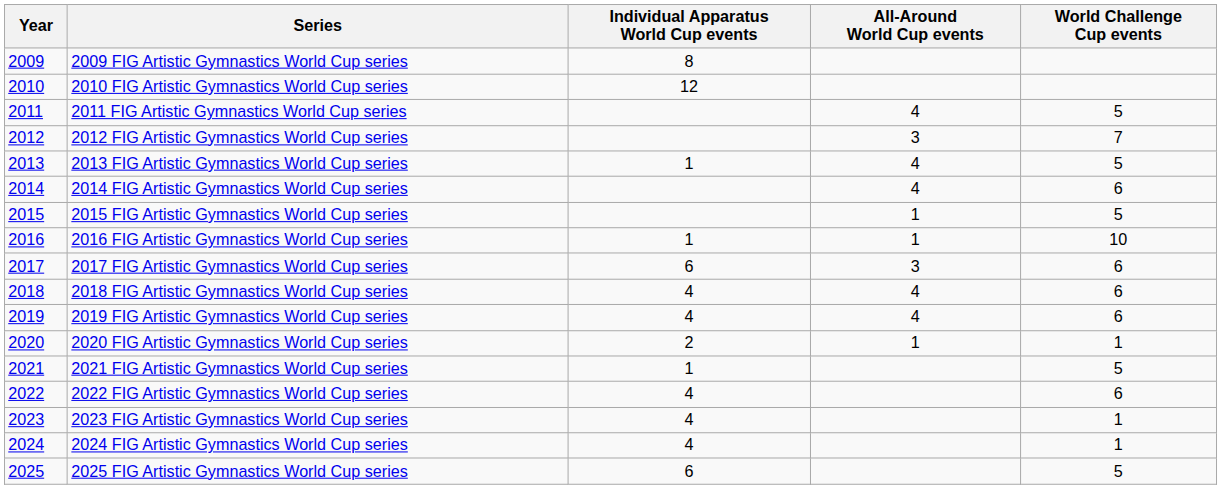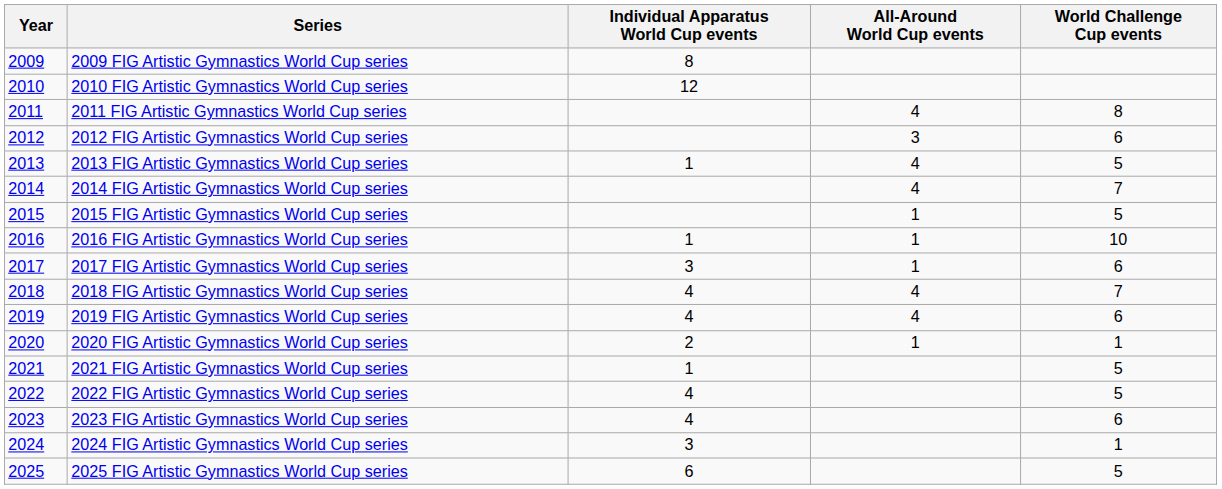(1118, 112) 5 -> (1118, 112) 8
(1118, 138) 7 -> (1118, 138) 6
(1118, 189) 6 -> (1118, 189) 7
(689, 266) 6 -> (689, 266) 3
(915, 266) 3 -> (915, 266) 1
(1118, 291) 6 -> (1118, 291) 7
(1118, 394) 6 -> (1118, 394) 5
(1118, 419) 1 -> (1118, 419) 6
(689, 445) 4 -> (689, 445) 3
